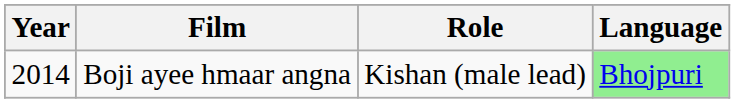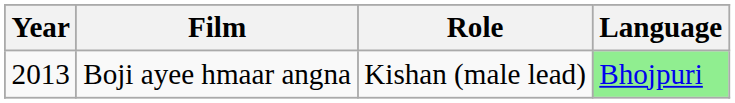(41, 73) 2014 -> (41, 73) 2013
